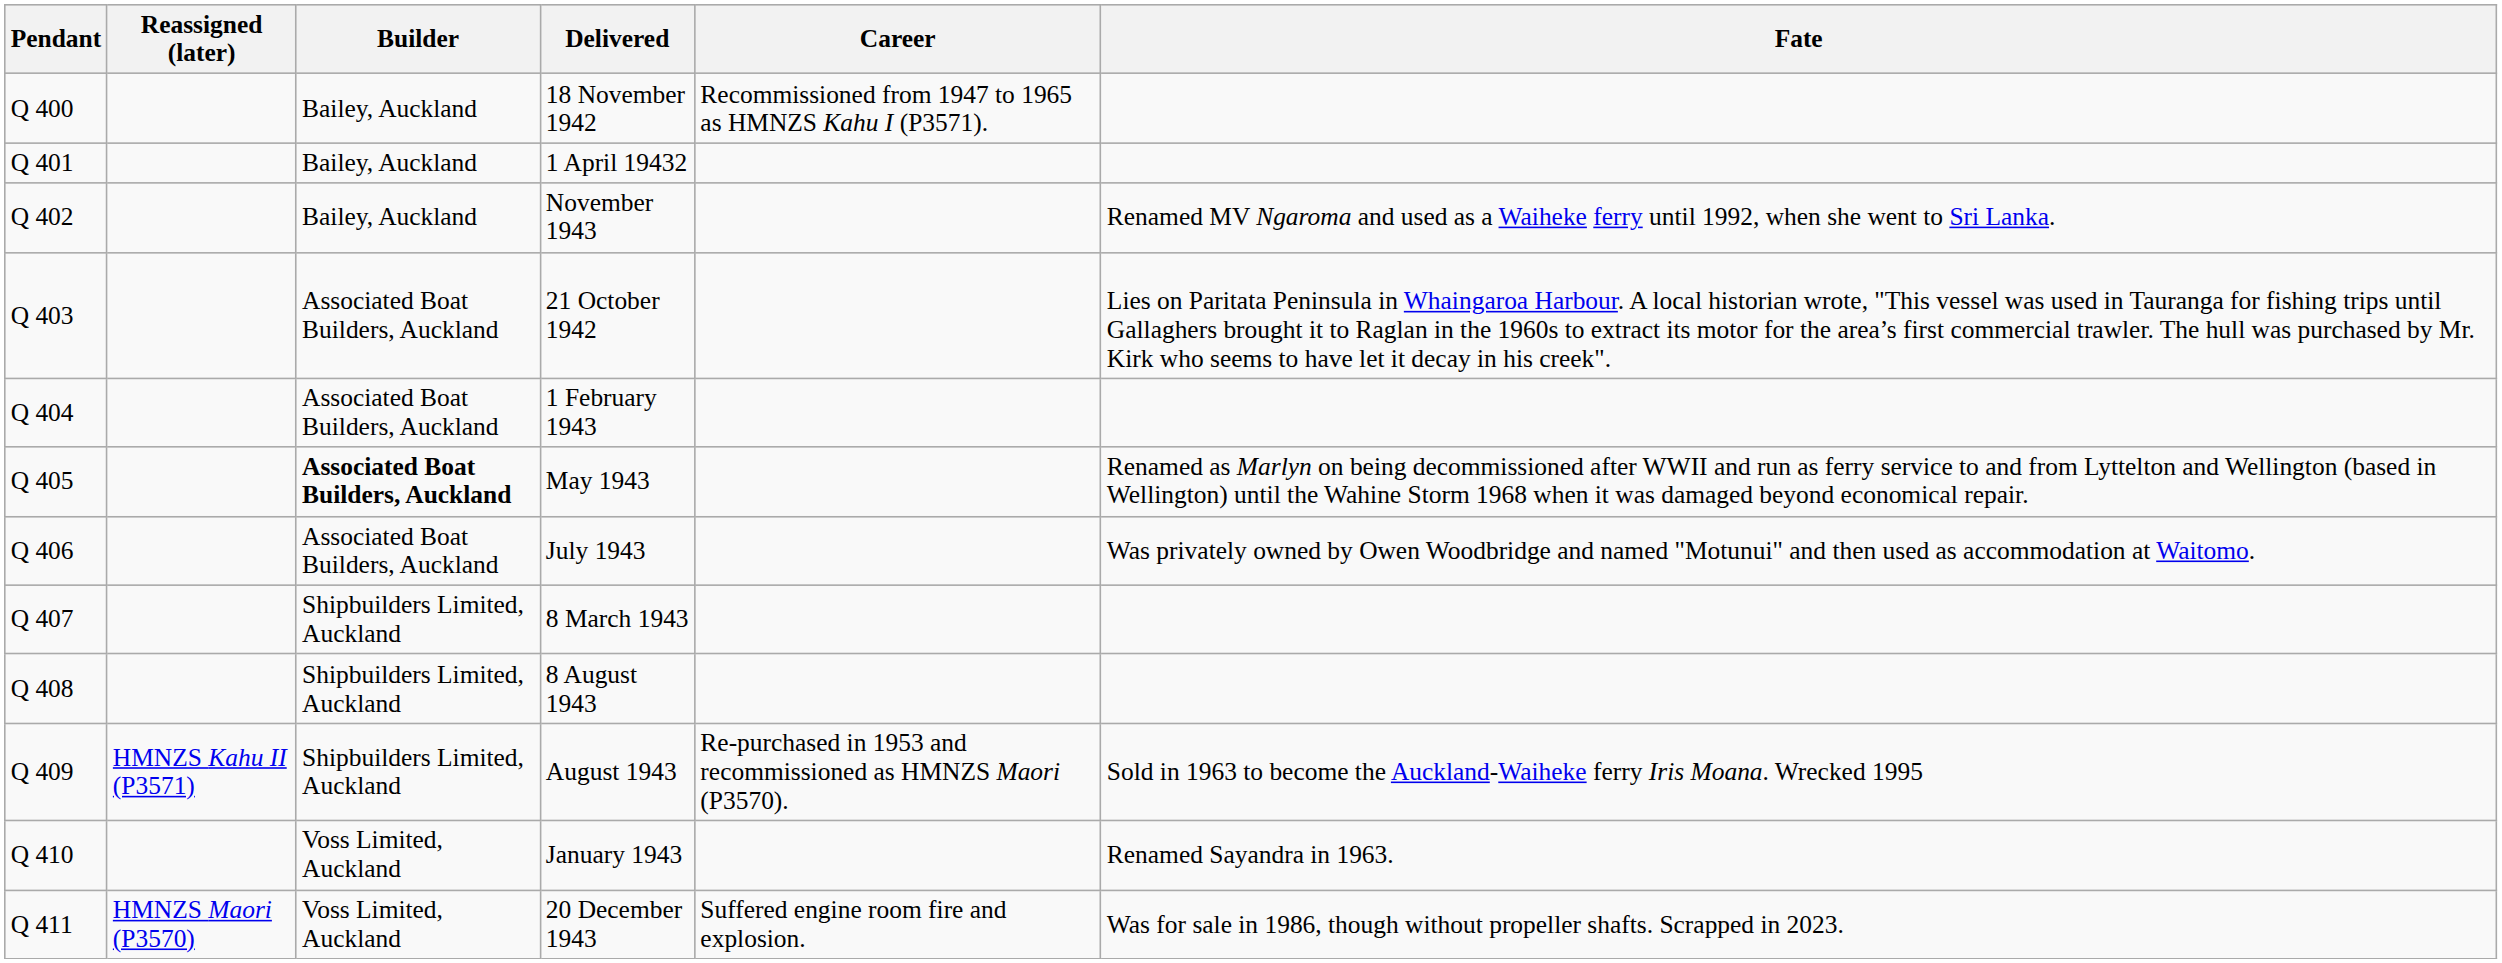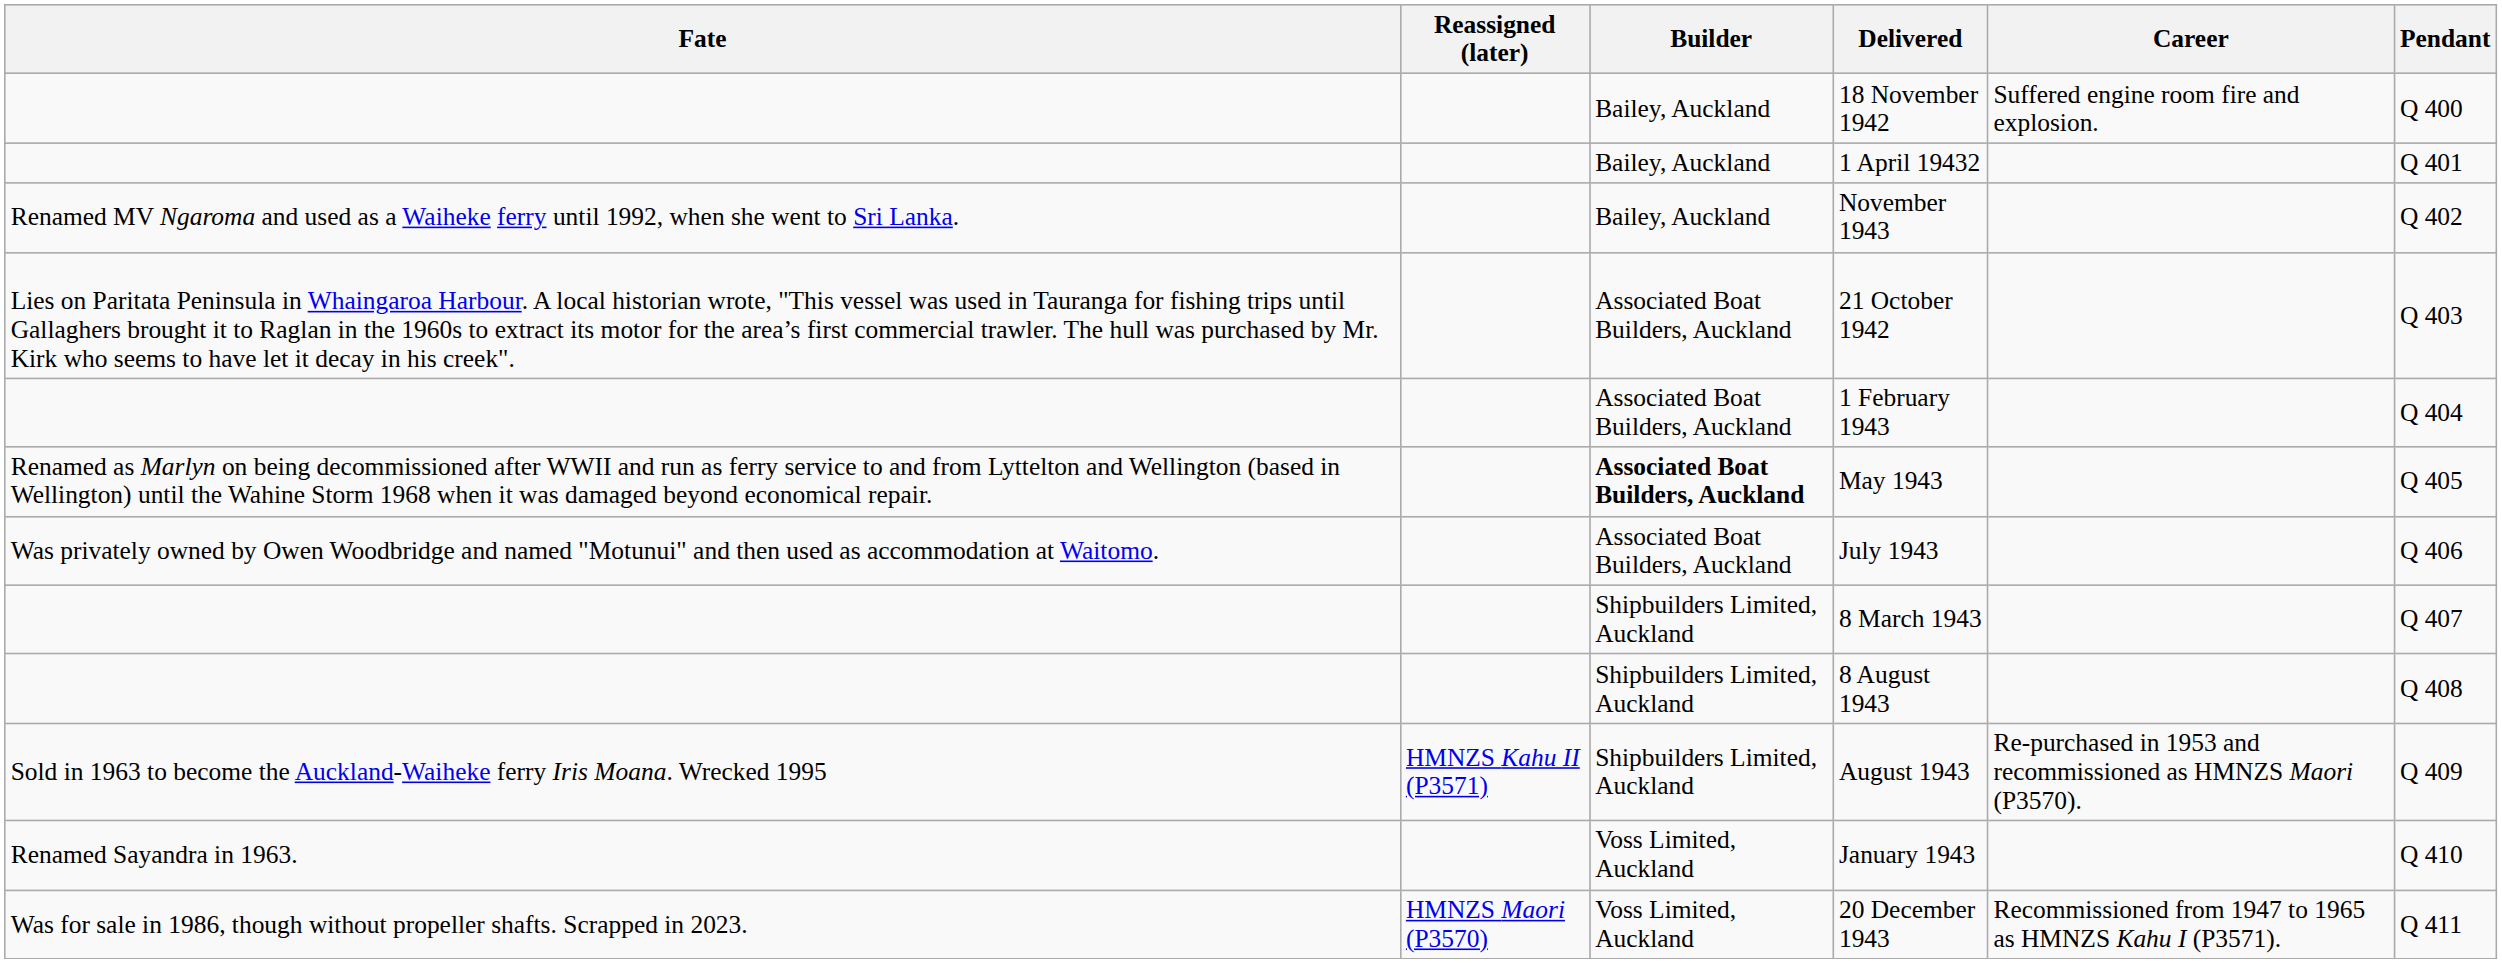columns swapped: (56, 38) <-> (1799, 38)
(886, 107) Recommissioned from 1947 to 1965 as HMNZS Kahu I (P3571). -> (2147, 107) Suffered engine room fire and explosion.
(853, 923) Suffered engine room fire and explosion. -> (2179, 923) Recommissioned from 1947 to 1965 as HMNZS Kahu I (P3571).
